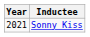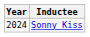(17, 25) 2021 -> (17, 25) 2024
